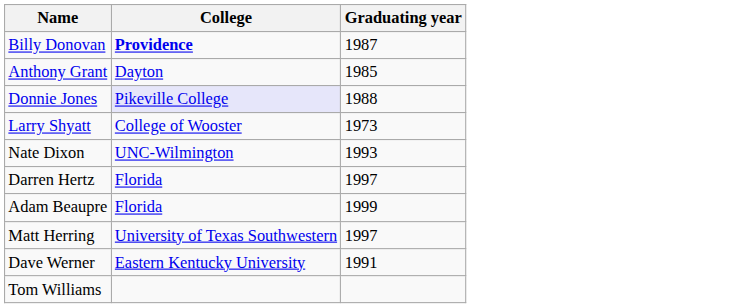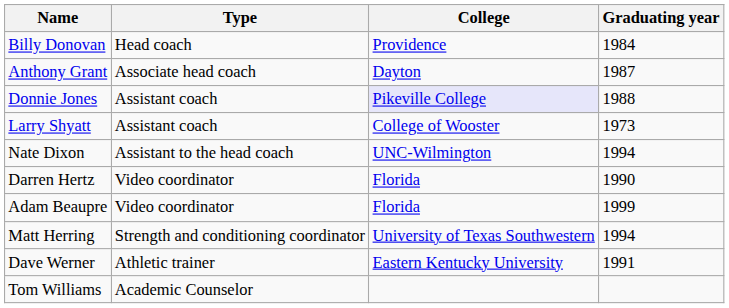+ column: (240, 18)
(154, 45) bold -> (409, 45) normal
(361, 45) 1987 -> (619, 45) 1984
(361, 72) 1985 -> (619, 72) 1987
(361, 153) 1993 -> (619, 153) 1994
(361, 180) 1997 -> (619, 180) 1990
(361, 234) 1997 -> (619, 234) 1994
